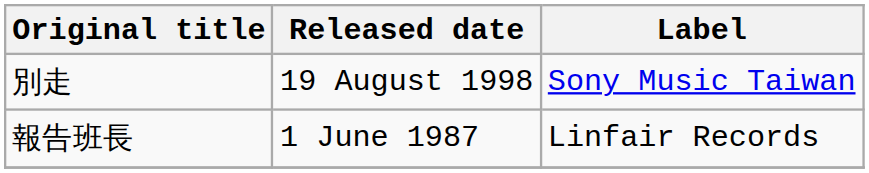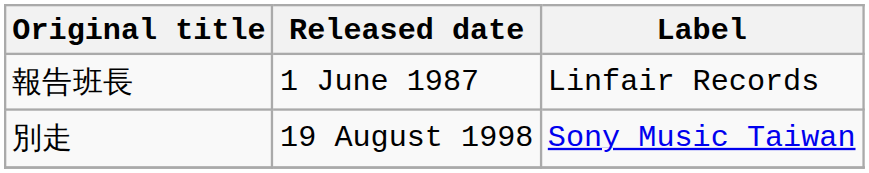rows swapped: (73, 140) <-> (42, 84)
